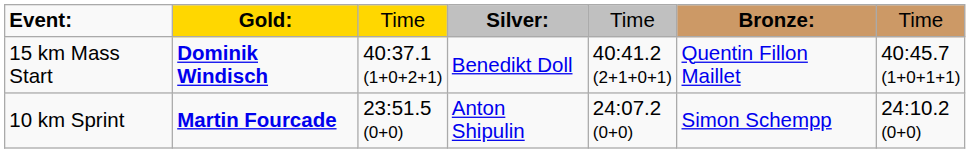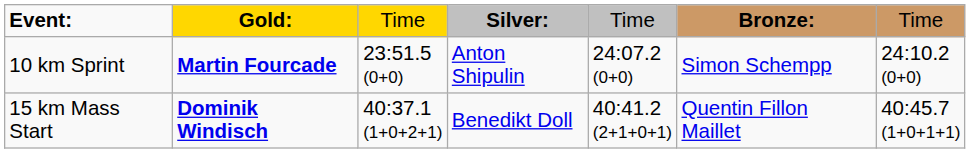rows swapped: (67, 120) <-> (65, 64)
